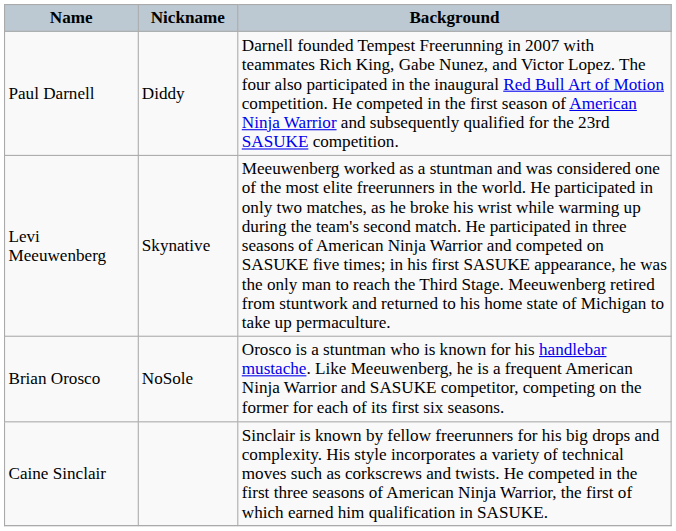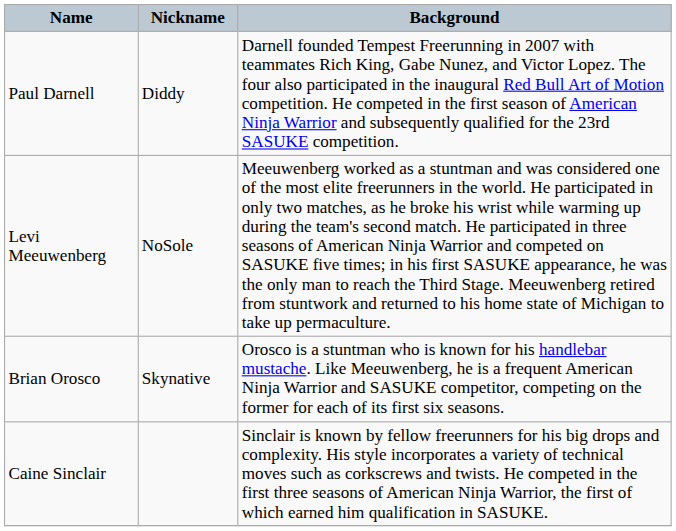(176, 245) Skynative -> (167, 245) NoSole
(167, 378) NoSole -> (176, 378) Skynative
